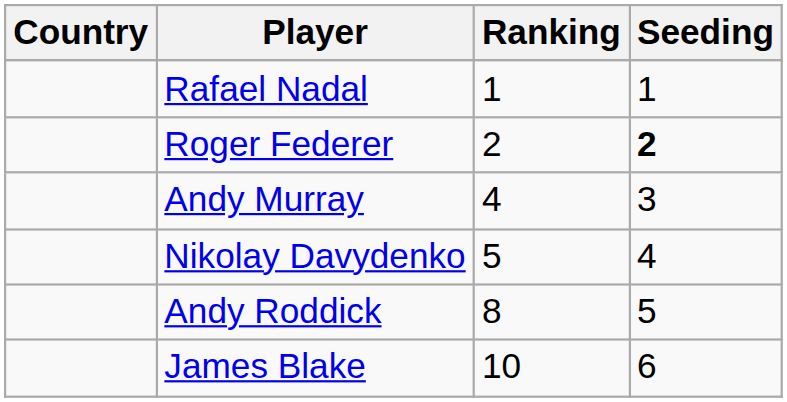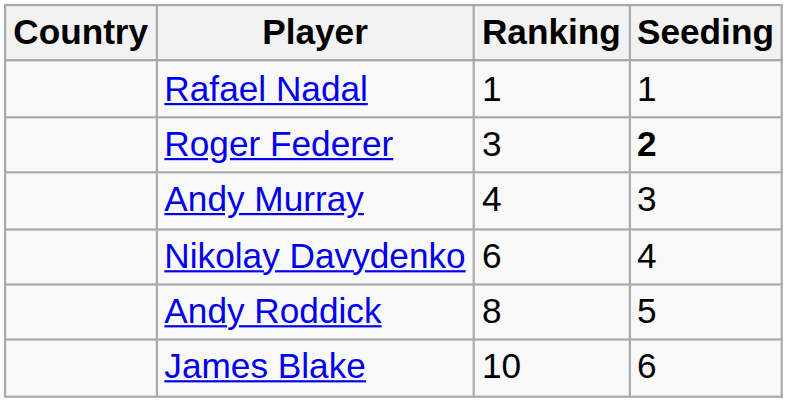(492, 144) 2 -> (492, 144) 3
(492, 255) 5 -> (492, 255) 6
